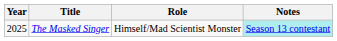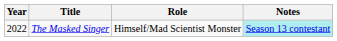(17, 28) 2025 -> (17, 28) 2022
